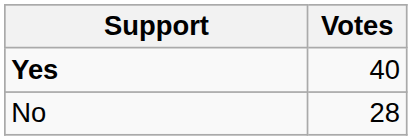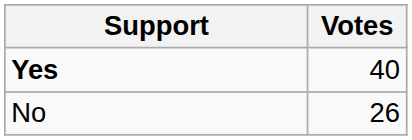(385, 112) 28 -> (385, 112) 26
